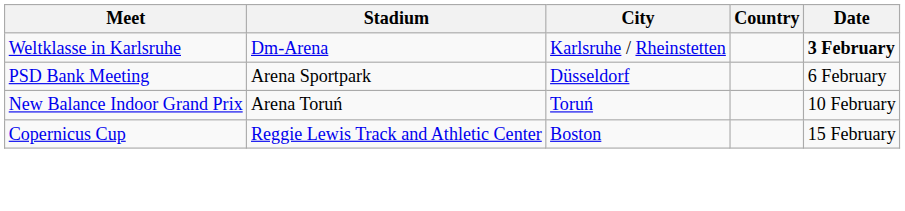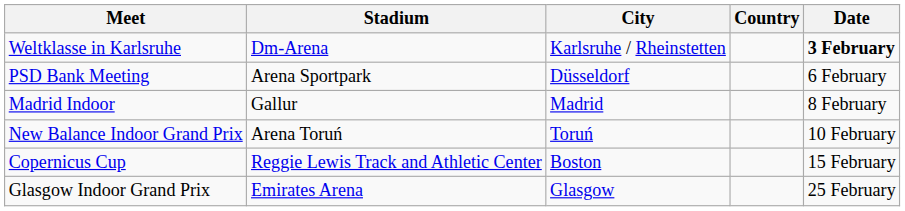+ row: (62, 104)
+ row: (109, 190)
